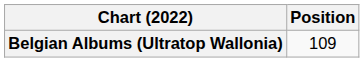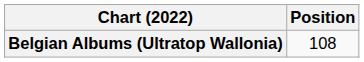(323, 43) 109 -> (323, 43) 108
